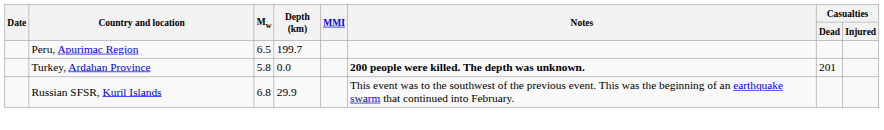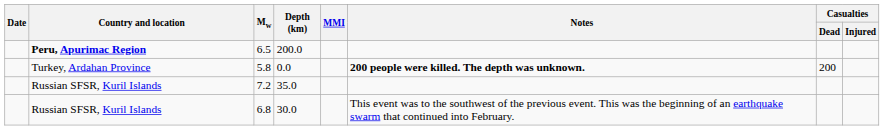(85, 49) normal -> (89, 49) bold
(289, 49) 199.7 -> (289, 49) 200.0
(827, 67) 201 -> (827, 67) 200
+ row: (264, 85)
(287, 91) 29.9 -> (287, 109) 30.0
